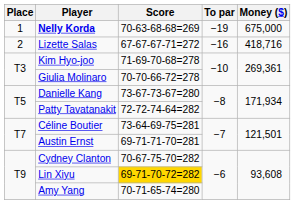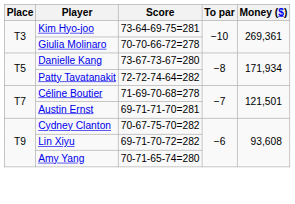- row: (67, 28)
- row: (67, 45)
(160, 61) 71-69-70-68=278 -> (160, 28) 73-64-69-75=281
(160, 126) 73-64-69-75=281 -> (160, 93) 71-69-70-68=278
(160, 175) gold background -> (160, 142) no background
